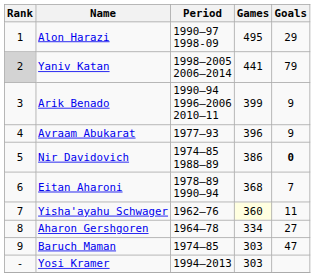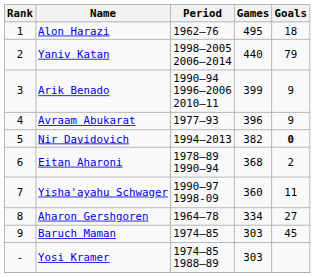(196, 37) 1990–97 1998-09 -> (196, 31) 1962–76
(291, 37) 29 -> (291, 31) 18
(20, 67) lightgrey background -> (20, 55) no background
(253, 67) 441 -> (253, 55) 440
(196, 157) 1974–85 1988–89 -> (202, 138) 1994–2013
(253, 157) 386 -> (253, 138) 382
(291, 187) 7 -> (291, 162) 2
(196, 211) 1962–76 -> (196, 192) 1990–97 1998-09
(253, 211) lightyellow background -> (253, 192) no background
(291, 246) 47 -> (291, 234) 45
(202, 264) 1994–2013 -> (196, 258) 1974–85 1988–89
